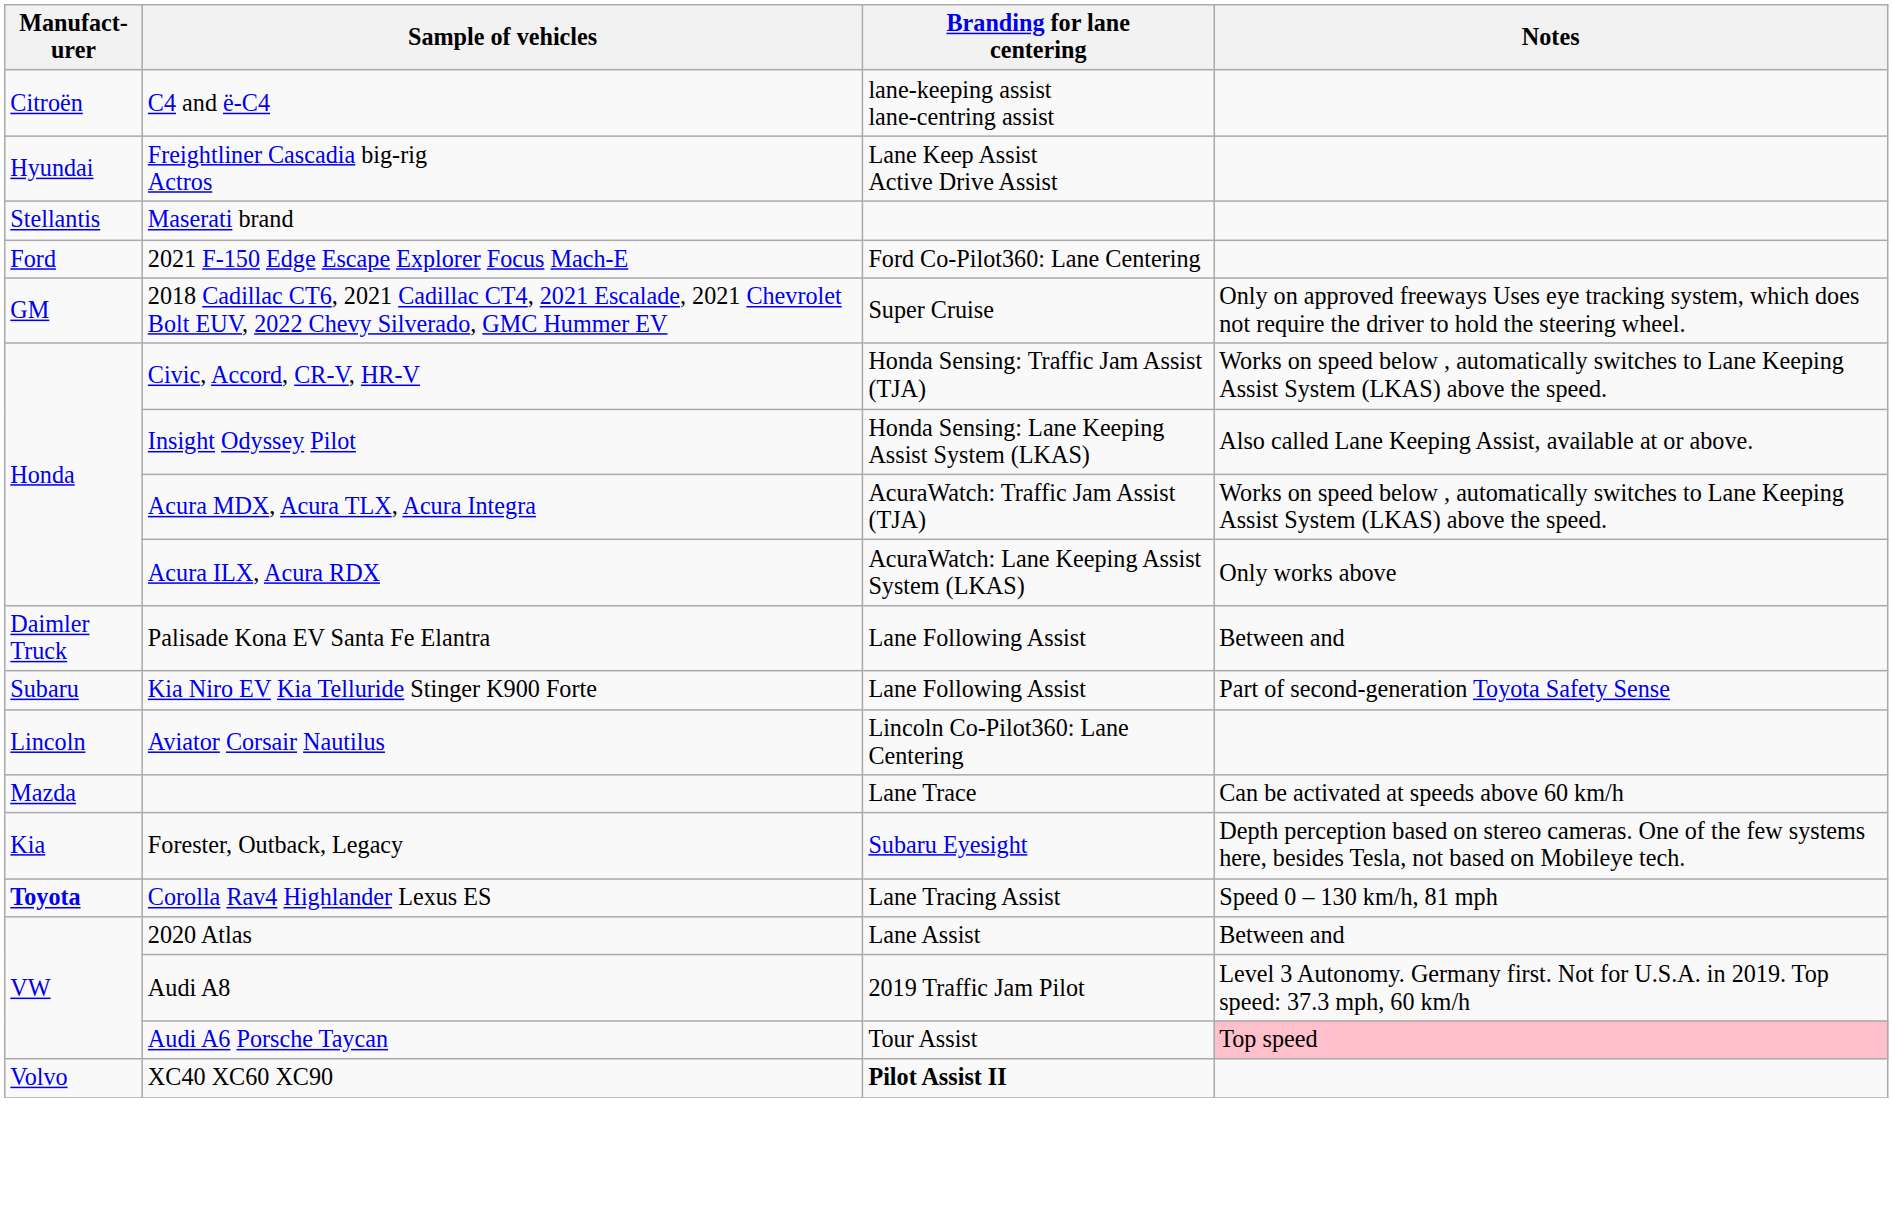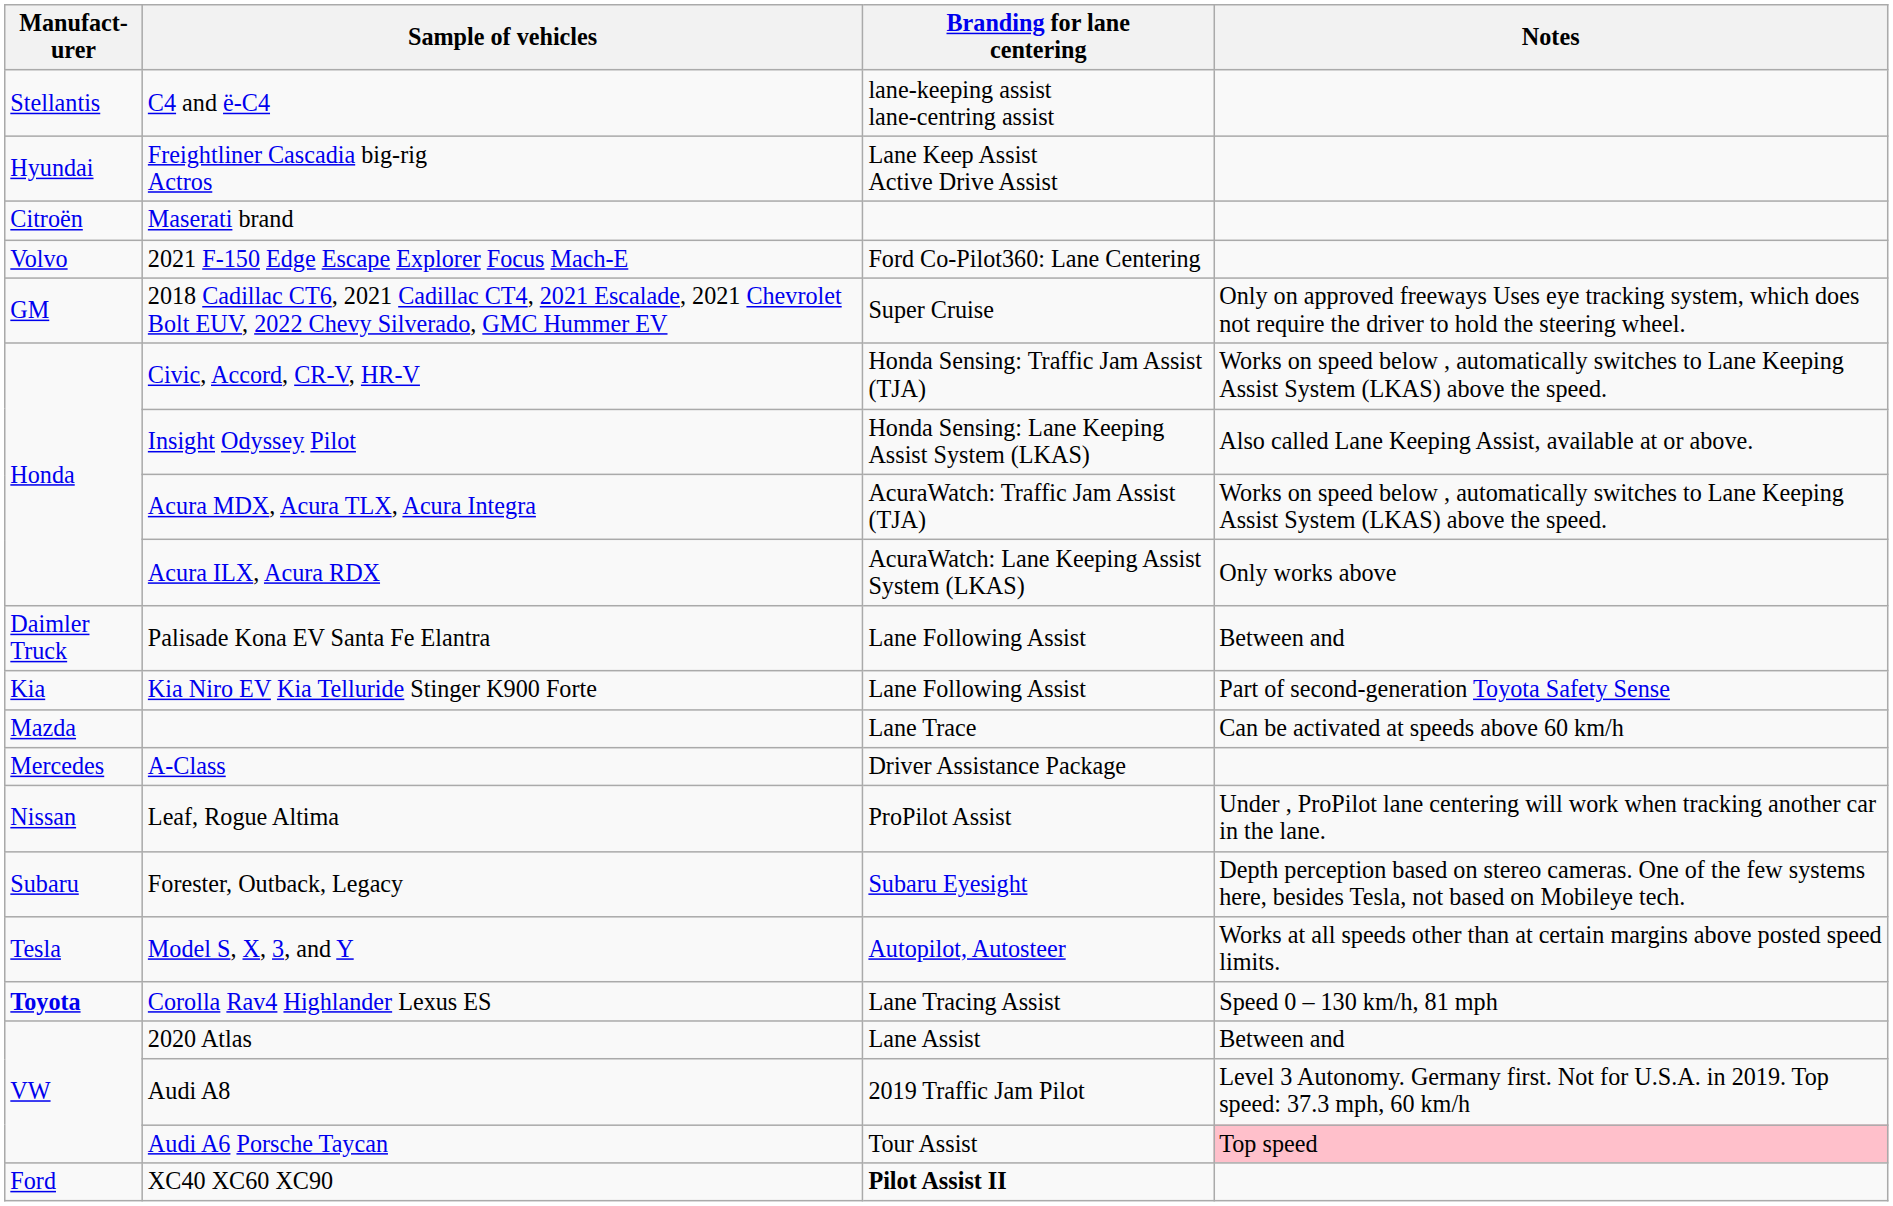(47, 102) Citroën -> (55, 102) Stellantis
(55, 220) Stellantis -> (47, 220) Citroën
(33, 258) Ford -> (39, 258) Volvo
(45, 689) Subaru -> (28, 689) Kia
- row: (266, 741)
+ row: (187, 766)
+ row: (243, 818)
(28, 845) Kia -> (45, 883) Subaru
+ row: (251, 949)
(39, 1077) Volvo -> (33, 1181) Ford
